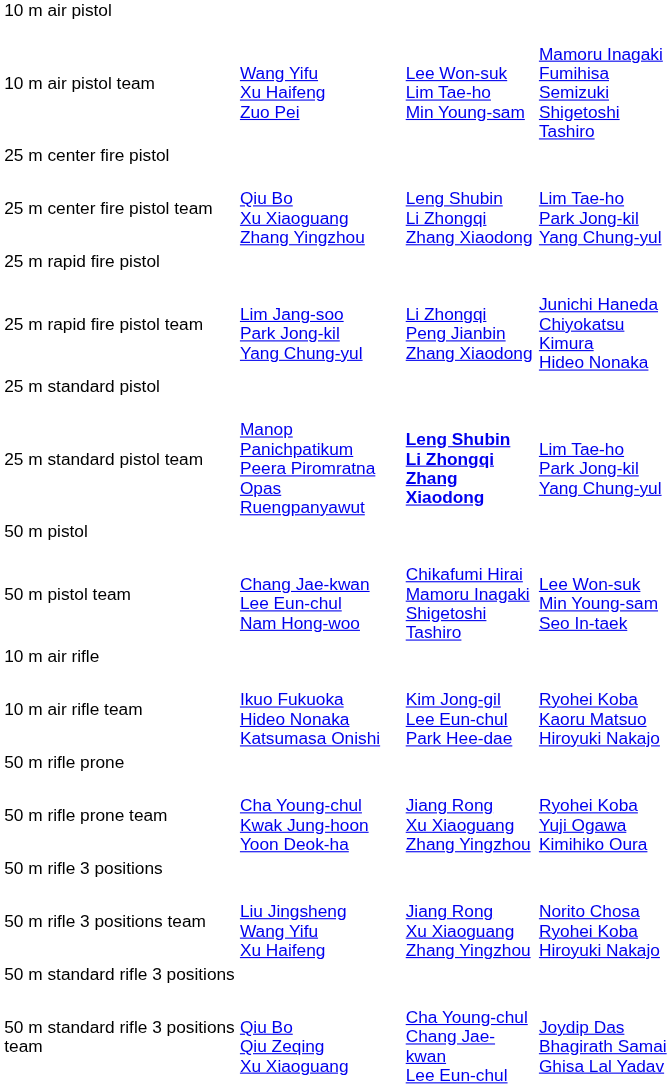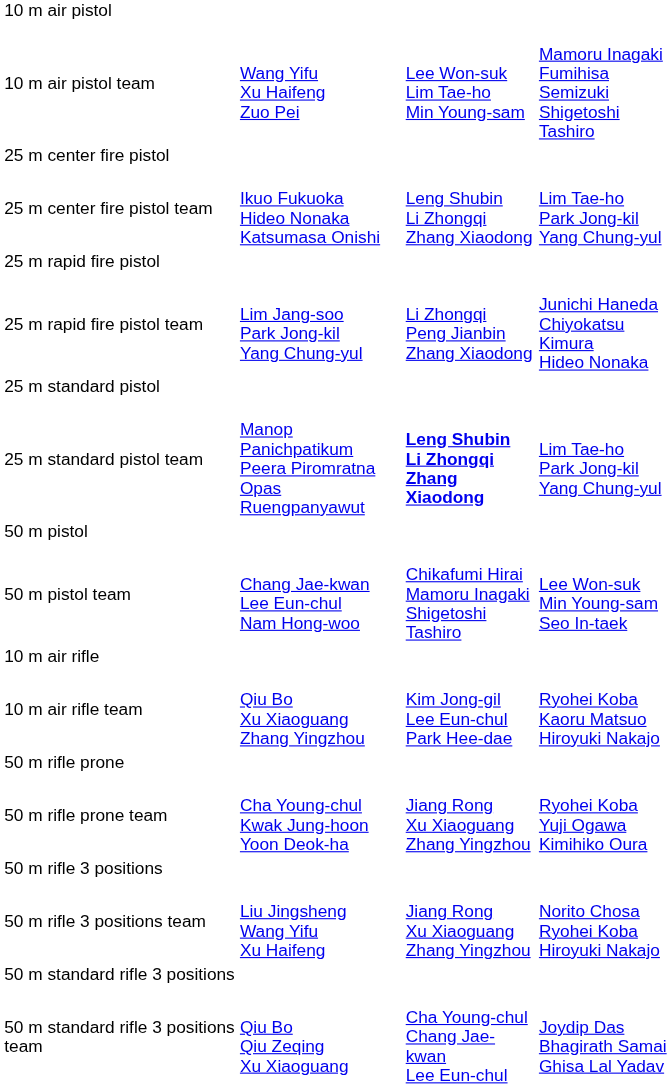(302, 218) Qiu Bo Xu Xiaoguang Zhang Yingzhou -> (310, 218) Ikuo Fukuoka Hideo Nonaka Katsumasa Onishi
(310, 719) Ikuo Fukuoka Hideo Nonaka Katsumasa Onishi -> (302, 719) Qiu Bo Xu Xiaoguang Zhang Yingzhou
